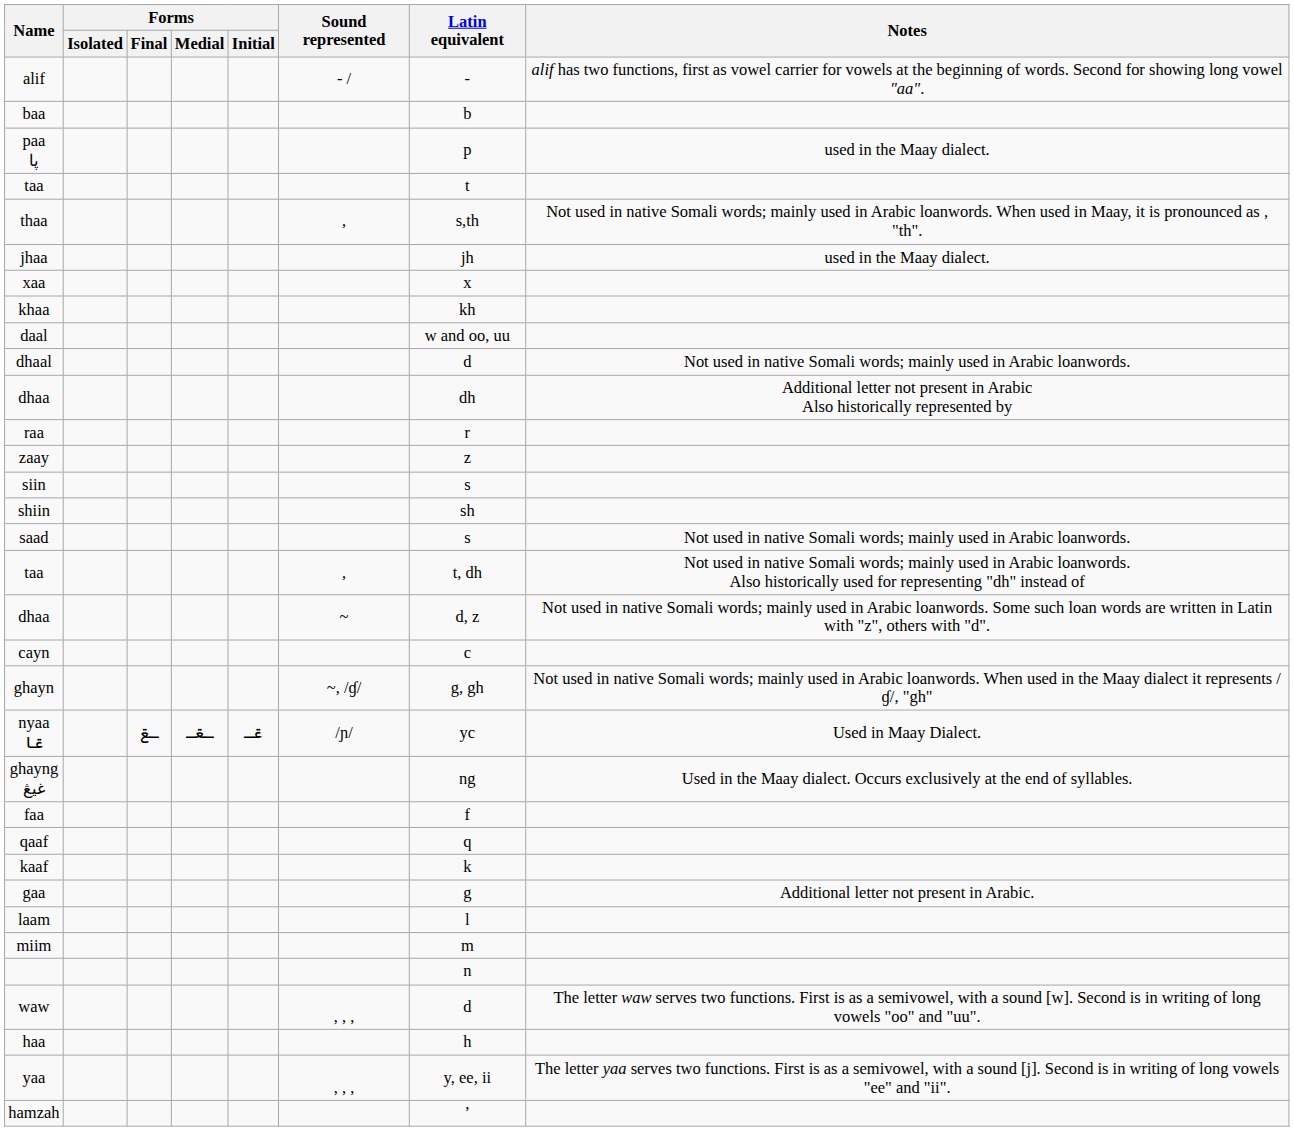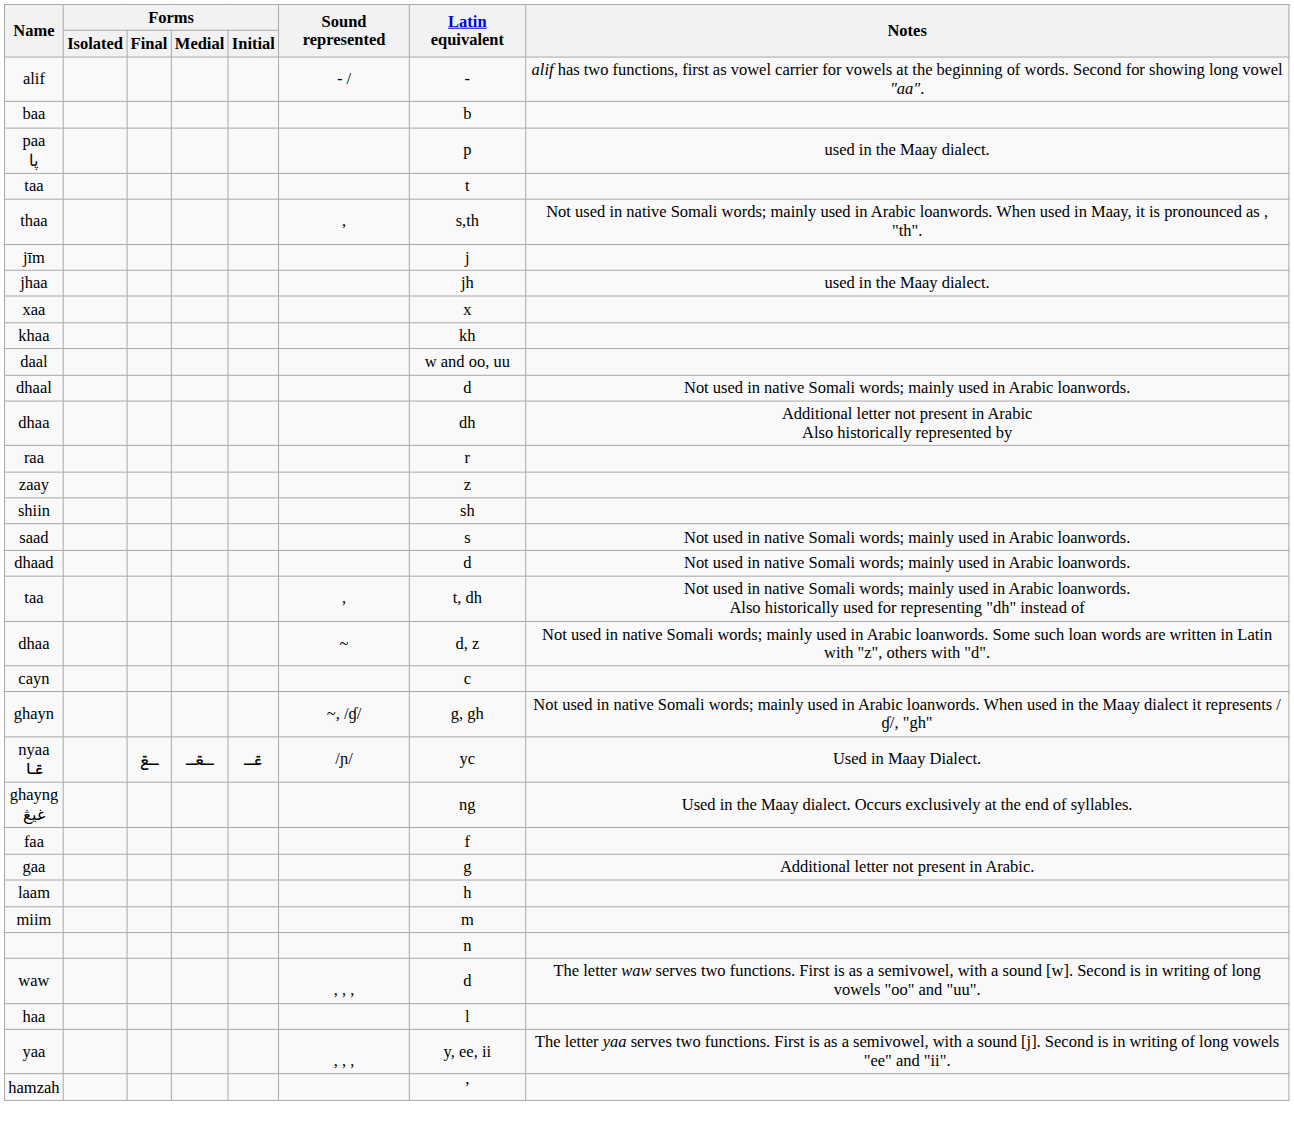+ row: (34, 257)
- row: (34, 484)
+ row: (34, 563)
- row: (34, 840)
- row: (34, 867)
(467, 919) l -> (467, 893) h
(467, 1042) h -> (467, 1016) l
